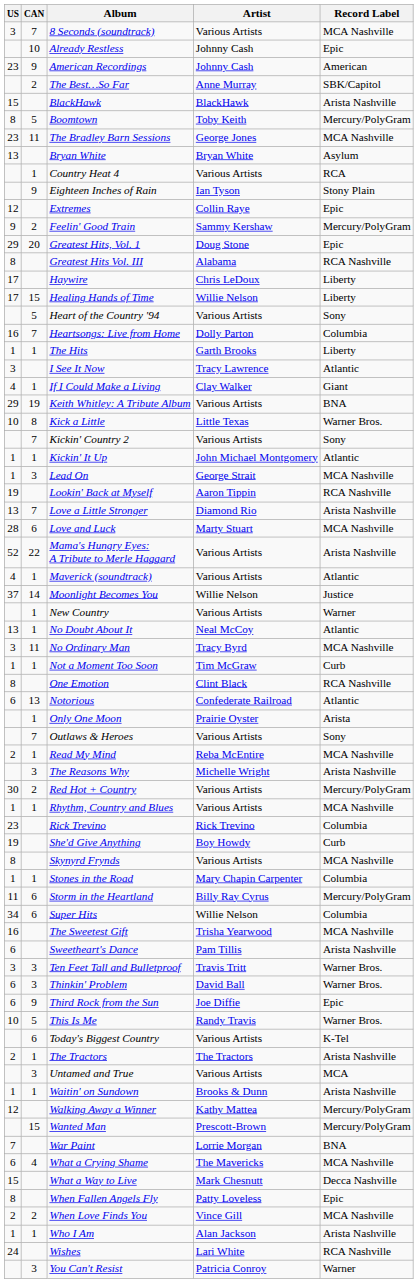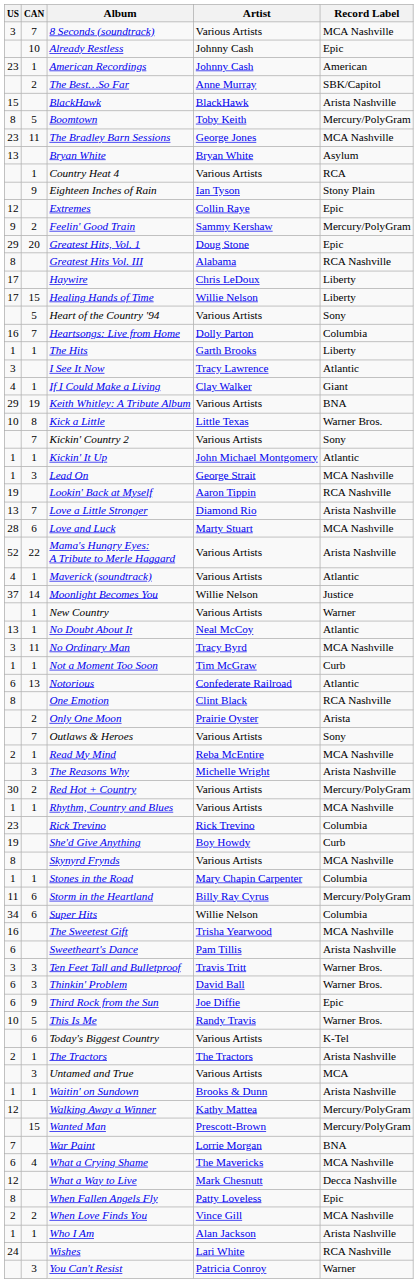(34, 66) 9 -> (34, 66) 1
rows swapped: (72, 700) <-> (79, 683)
(34, 718) 1 -> (34, 718) 2
(13, 1180) 15 -> (13, 1180) 12
